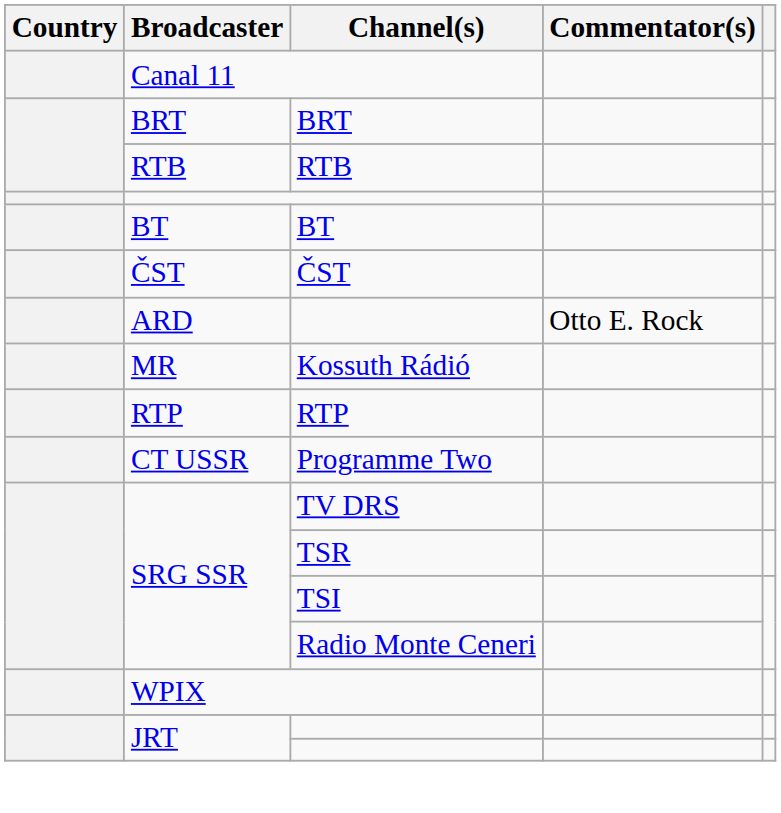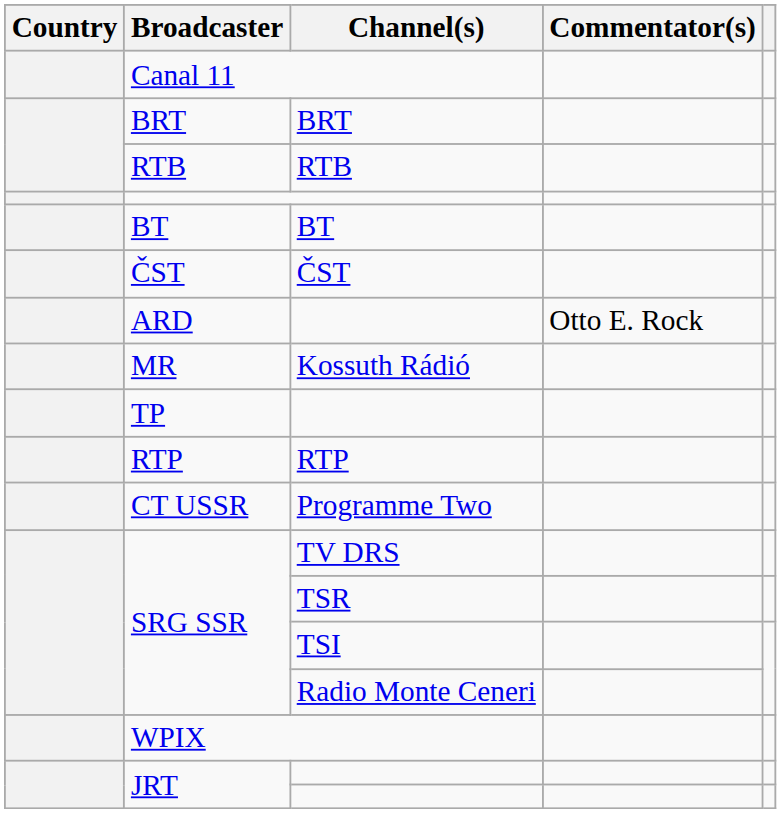+ row: (148, 412)
